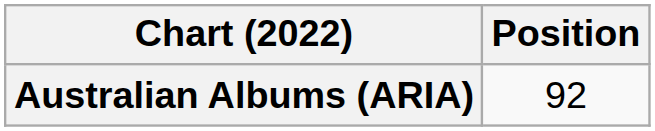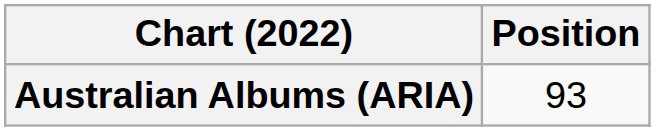(566, 94) 92 -> (566, 94) 93
